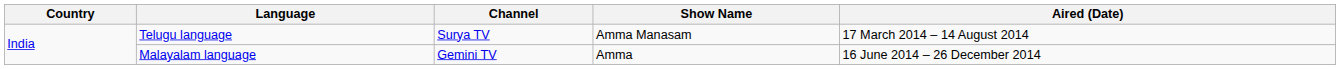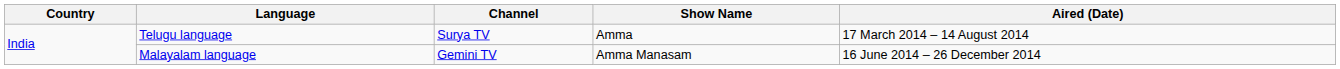(644, 34) Amma Manasam -> (614, 34) Amma
(614, 54) Amma -> (644, 54) Amma Manasam
